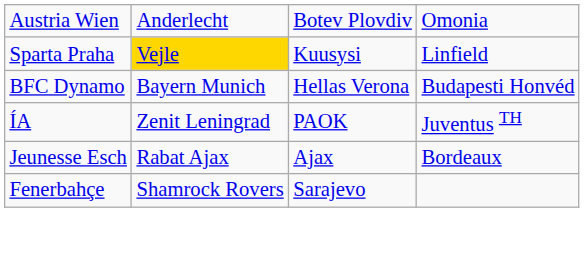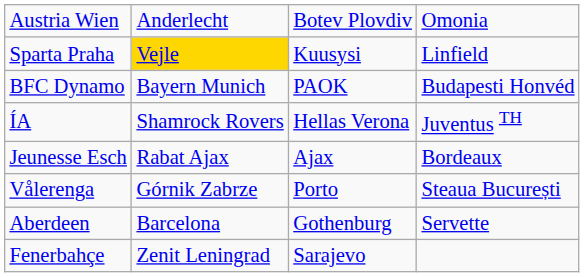(351, 86) Hellas Verona -> (320, 86) PAOK
(203, 121) Zenit Leningrad -> (210, 121) Shamrock Rovers
(320, 121) PAOK -> (351, 121) Hellas Verona
+ row: (52, 190)
+ row: (50, 222)
(210, 190) Shamrock Rovers -> (203, 255) Zenit Leningrad
